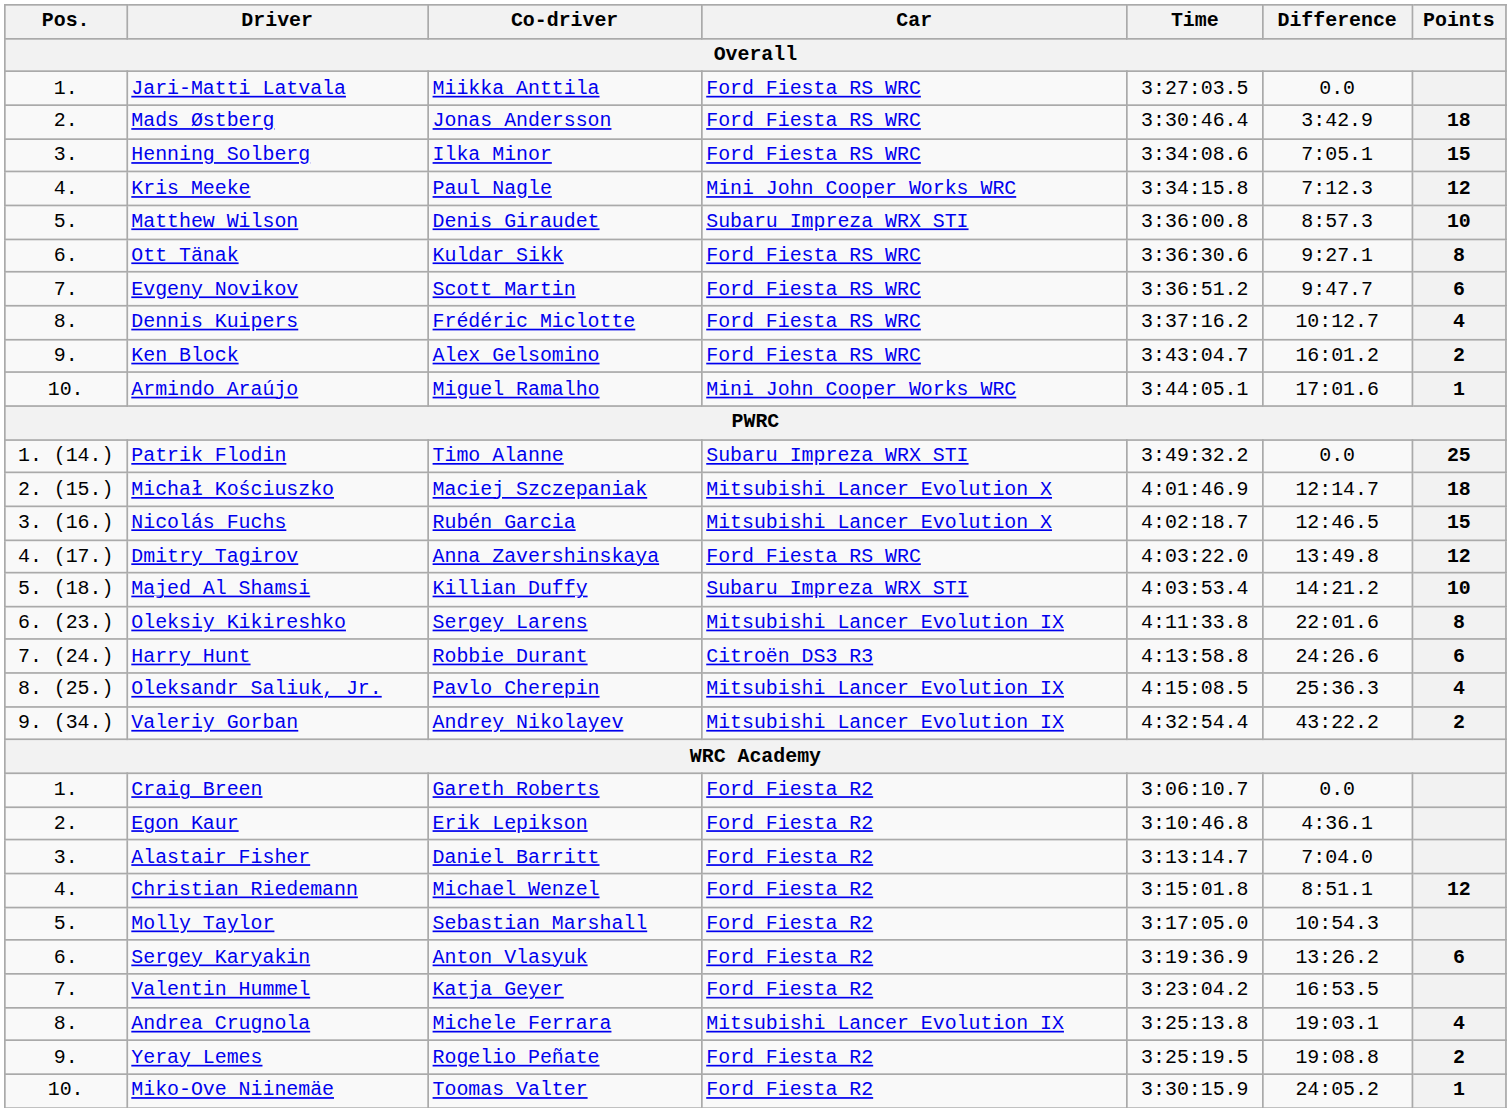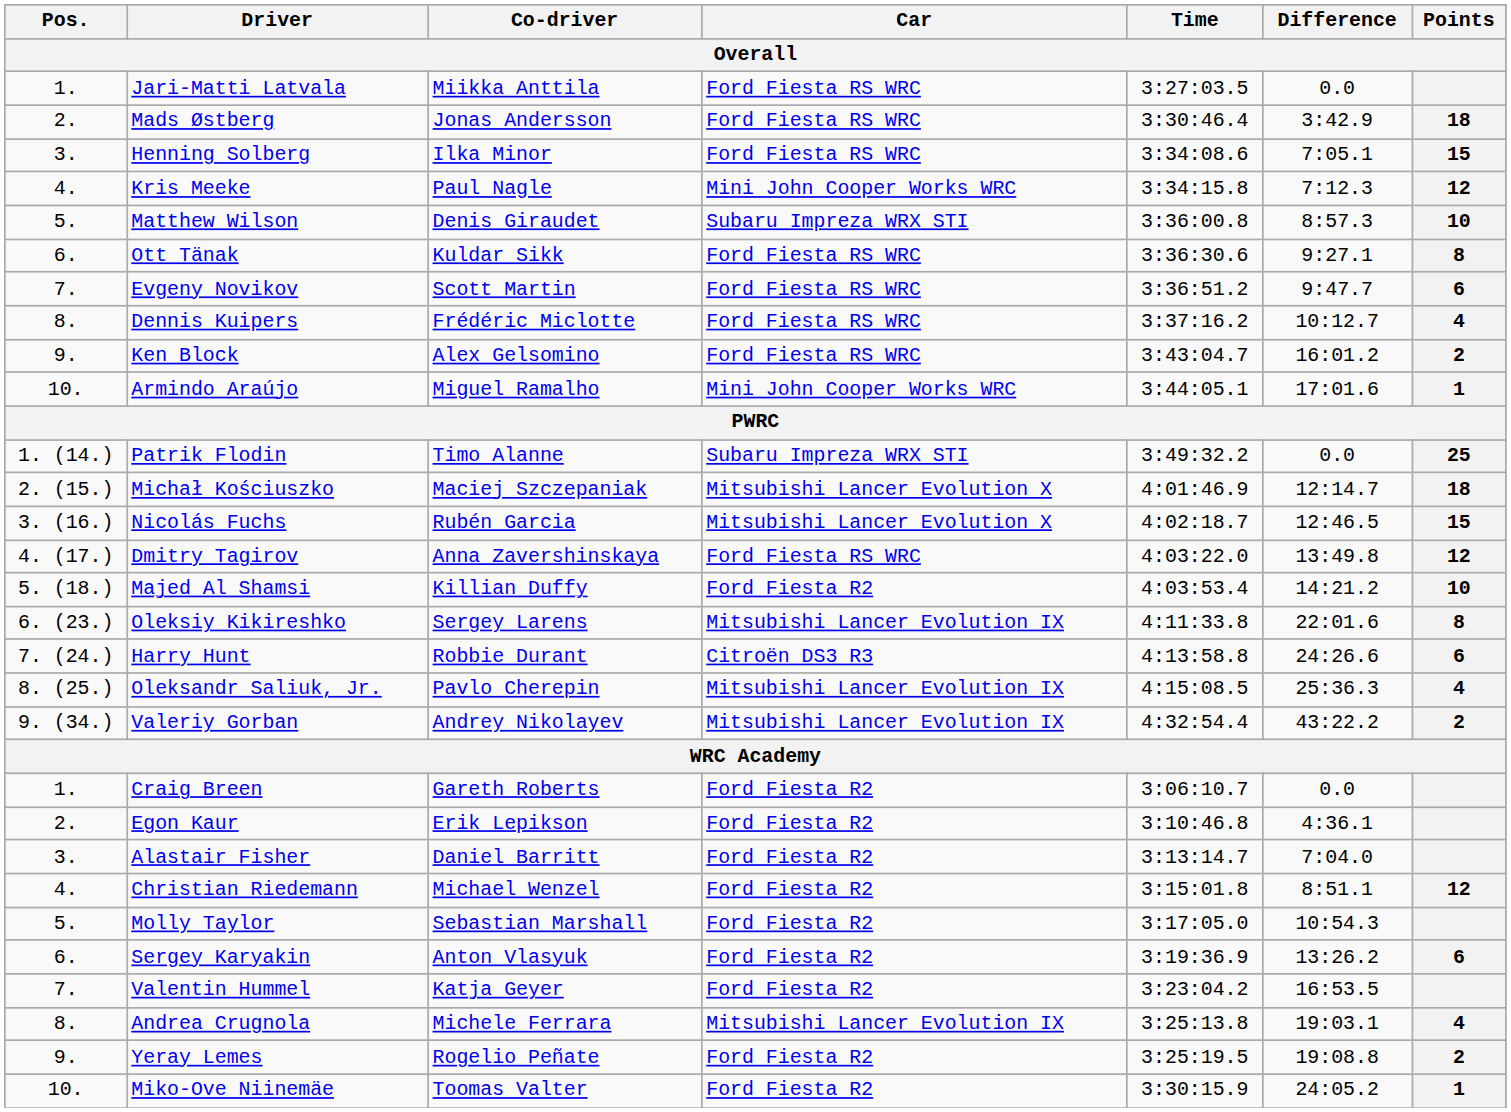(837, 589) Subaru Impreza WRX STI -> (790, 589) Ford Fiesta R2
